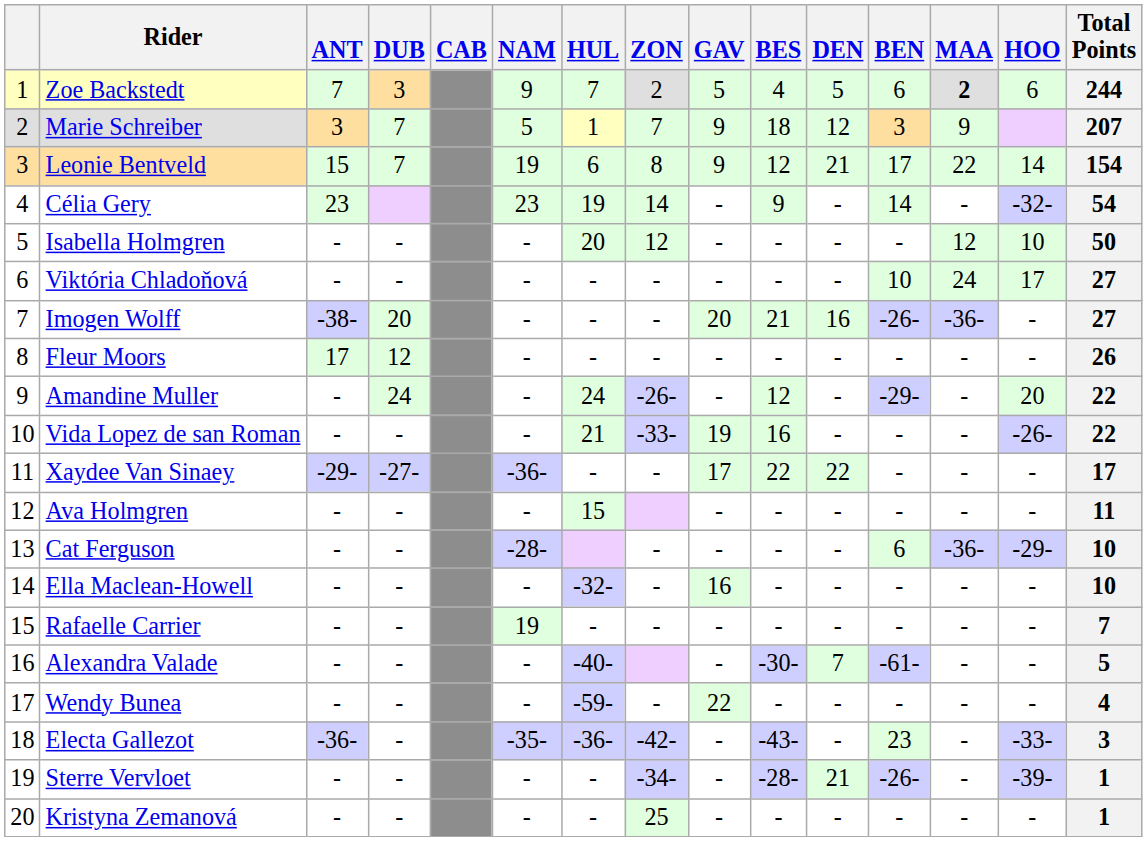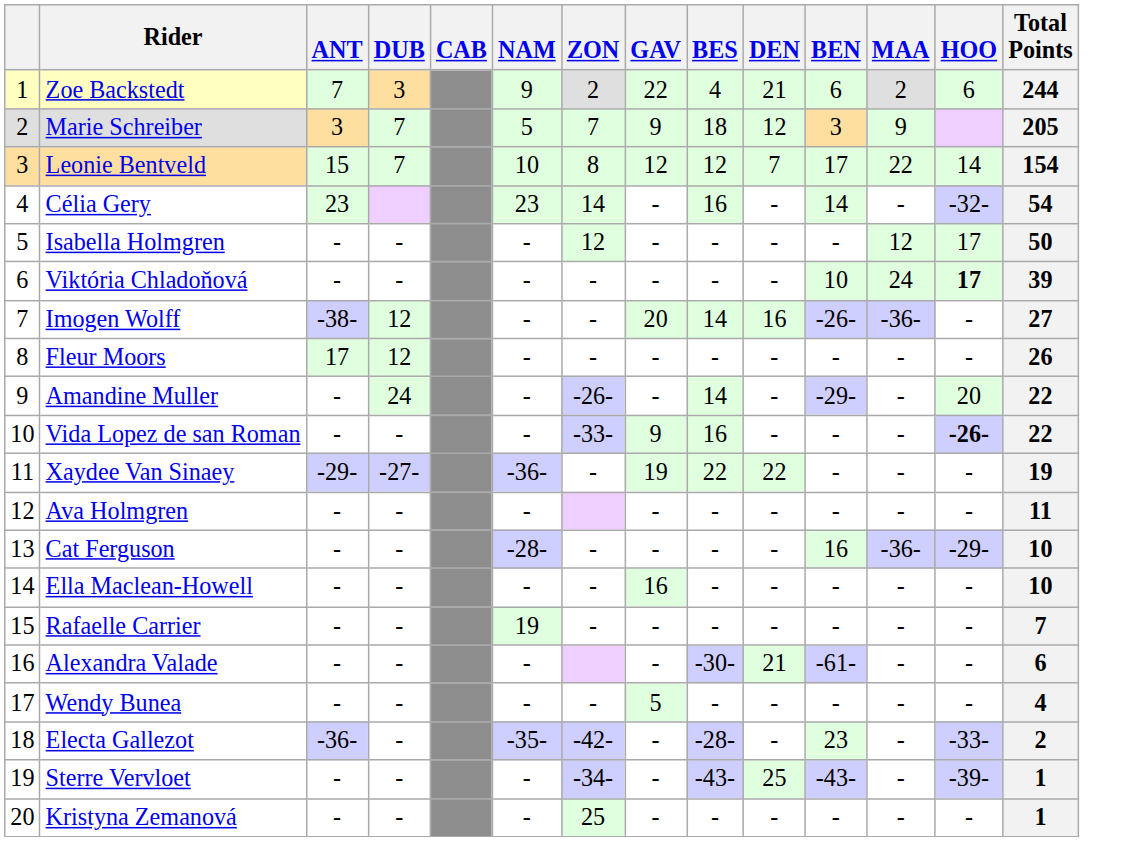- column: (593, 50)
(719, 89) 5 -> (656, 89) 22
(838, 89) 5 -> (774, 89) 21
(964, 89) bold -> (901, 89) normal
(1104, 127) 207 -> (1040, 127) 205
(527, 165) 19 -> (527, 165) 10
(719, 165) 9 -> (656, 165) 12
(838, 165) 21 -> (774, 165) 7
(778, 204) 9 -> (715, 204) 16
(1032, 242) 10 -> (969, 242) 17
(1032, 280) normal -> (969, 280) bold
(1104, 280) 27 -> (1040, 280) 39
(399, 319) 20 -> (399, 319) 12
(778, 319) 21 -> (715, 319) 14
(778, 395) 12 -> (715, 395) 14
(719, 434) 19 -> (656, 434) 9
(1032, 434) normal -> (969, 434) bold
(719, 472) 17 -> (656, 472) 19
(1104, 472) 17 -> (1040, 472) 19
(899, 548) 6 -> (836, 548) 16
(838, 663) 7 -> (774, 663) 21
(1104, 663) 5 -> (1040, 663) 6
(719, 702) 22 -> (656, 702) 5
(778, 740) -43- -> (715, 740) -28-
(1104, 740) 3 -> (1040, 740) 2
(778, 778) -28- -> (715, 778) -43-
(838, 778) 21 -> (774, 778) 25
(899, 778) -26- -> (836, 778) -43-
